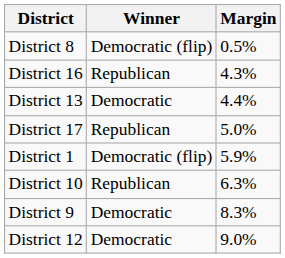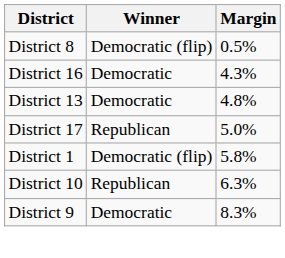(130, 73) Republican -> (131, 73) Democratic
(238, 101) 4.4% -> (238, 101) 4.8%
(238, 156) 5.9% -> (238, 156) 5.8%
- row: (46, 239)
